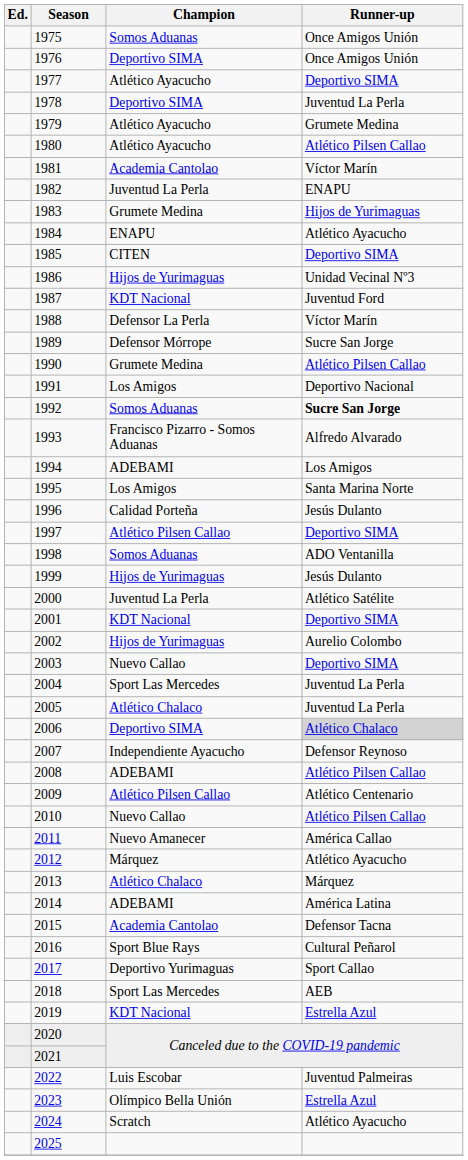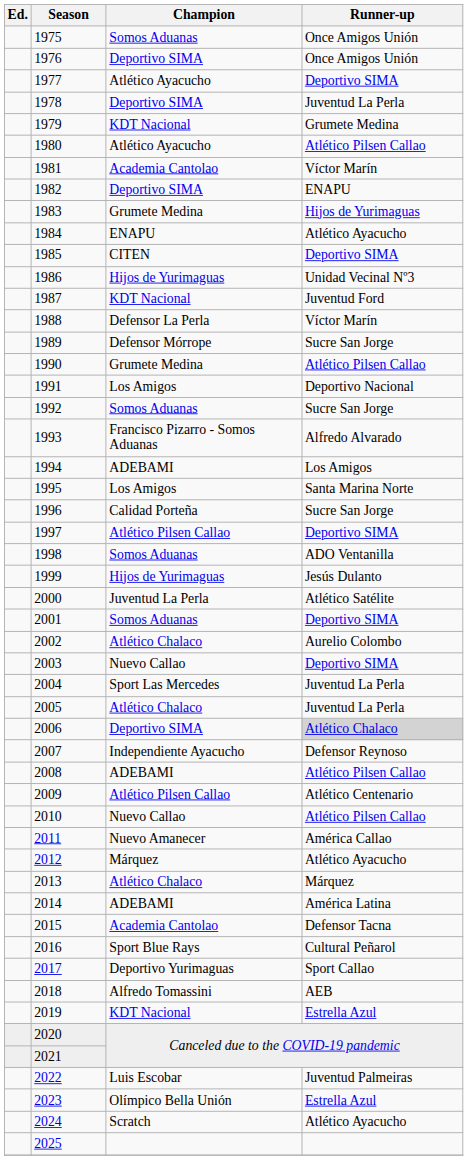(160, 124) Atlético Ayacucho -> (150, 124) KDT Nacional
(159, 189) Juventud La Perla -> (156, 189) Deportivo SIMA
(353, 408) bold -> (349, 408) normal
(343, 510) Jesús Dulanto -> (349, 510) Sucre San Jorge
(150, 620) KDT Nacional -> (154, 620) Somos Aduanas
(167, 641) Hijos de Yurimaguas -> (156, 641) Atlético Chalaco
(164, 991) Sport Las Mercedes -> (161, 991) Alfredo Tomassini
